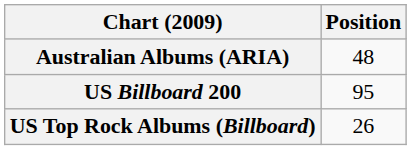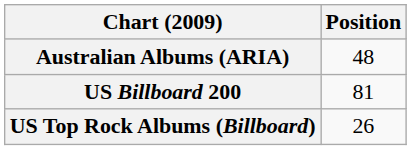(363, 91) 95 -> (363, 91) 81
